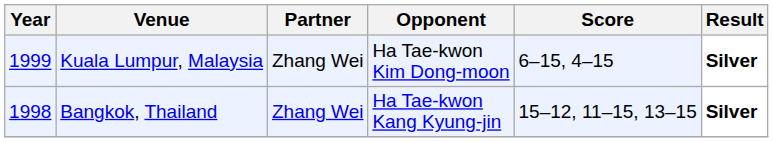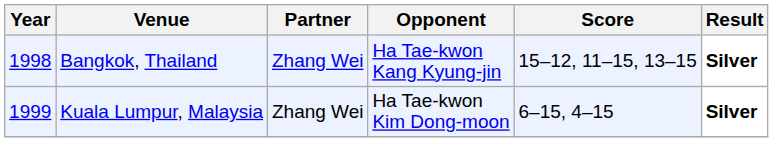rows swapped: (139, 112) <-> (162, 61)
